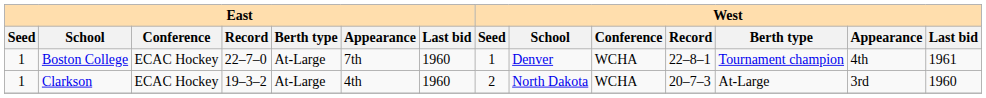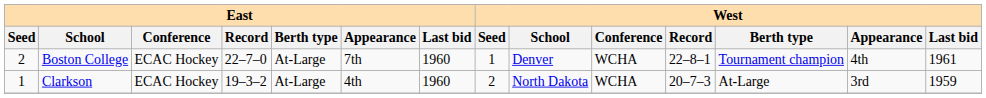(22, 59) 1 -> (22, 59) 2
(943, 81) 1960 -> (943, 81) 1959
